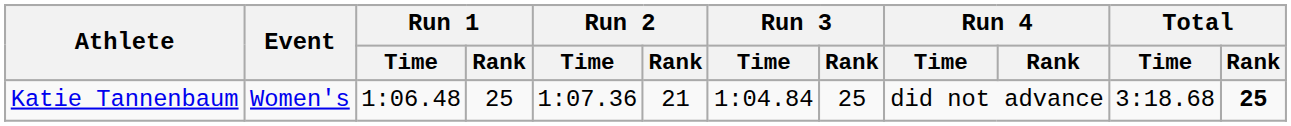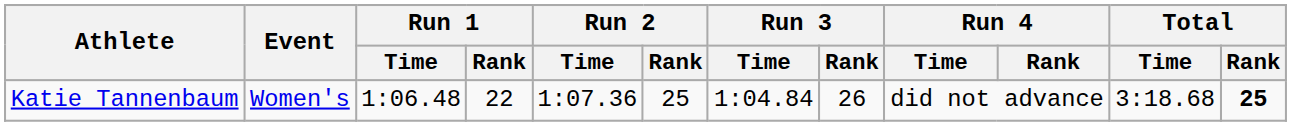(499, 100) 25 -> (499, 100) 22
(676, 100) 21 -> (676, 100) 25
(852, 100) 25 -> (852, 100) 26
